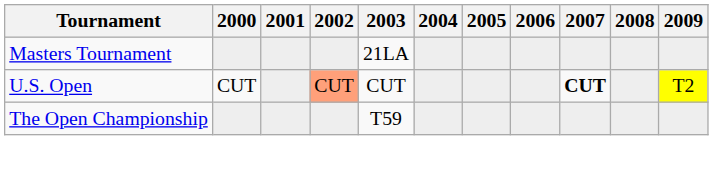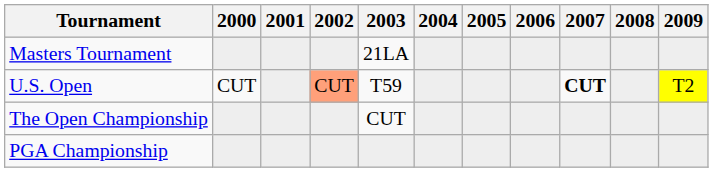(386, 86) CUT -> (386, 86) T59
(386, 118) T59 -> (386, 118) CUT
+ row: (88, 151)
